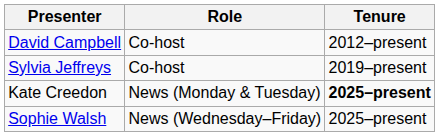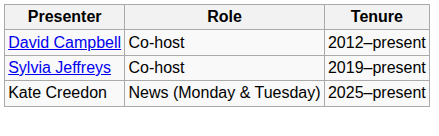(380, 93) bold -> (377, 93) normal
- row: (57, 118)
